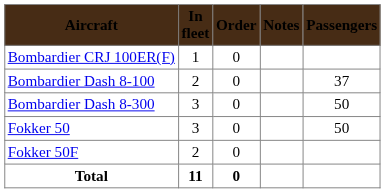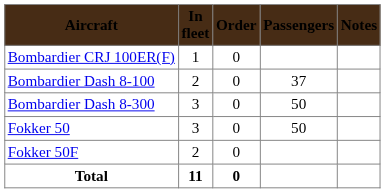columns swapped: (342, 24) <-> (281, 24)
